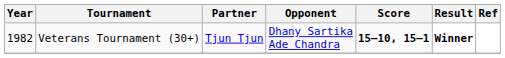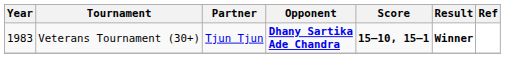(20, 38) 1982 -> (20, 38) 1983
(311, 38) normal -> (311, 38) bold
